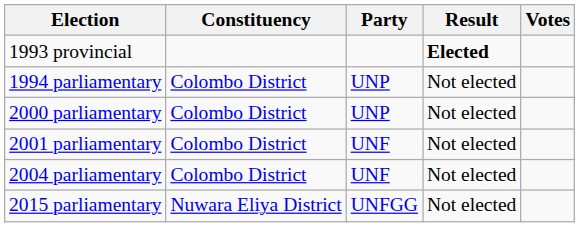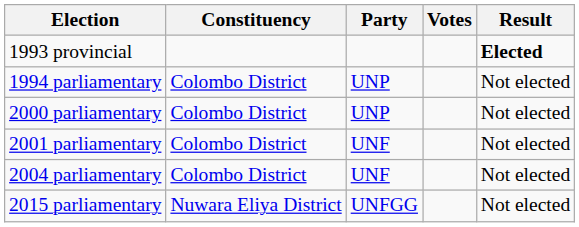columns swapped: (548, 19) <-> (472, 19)
